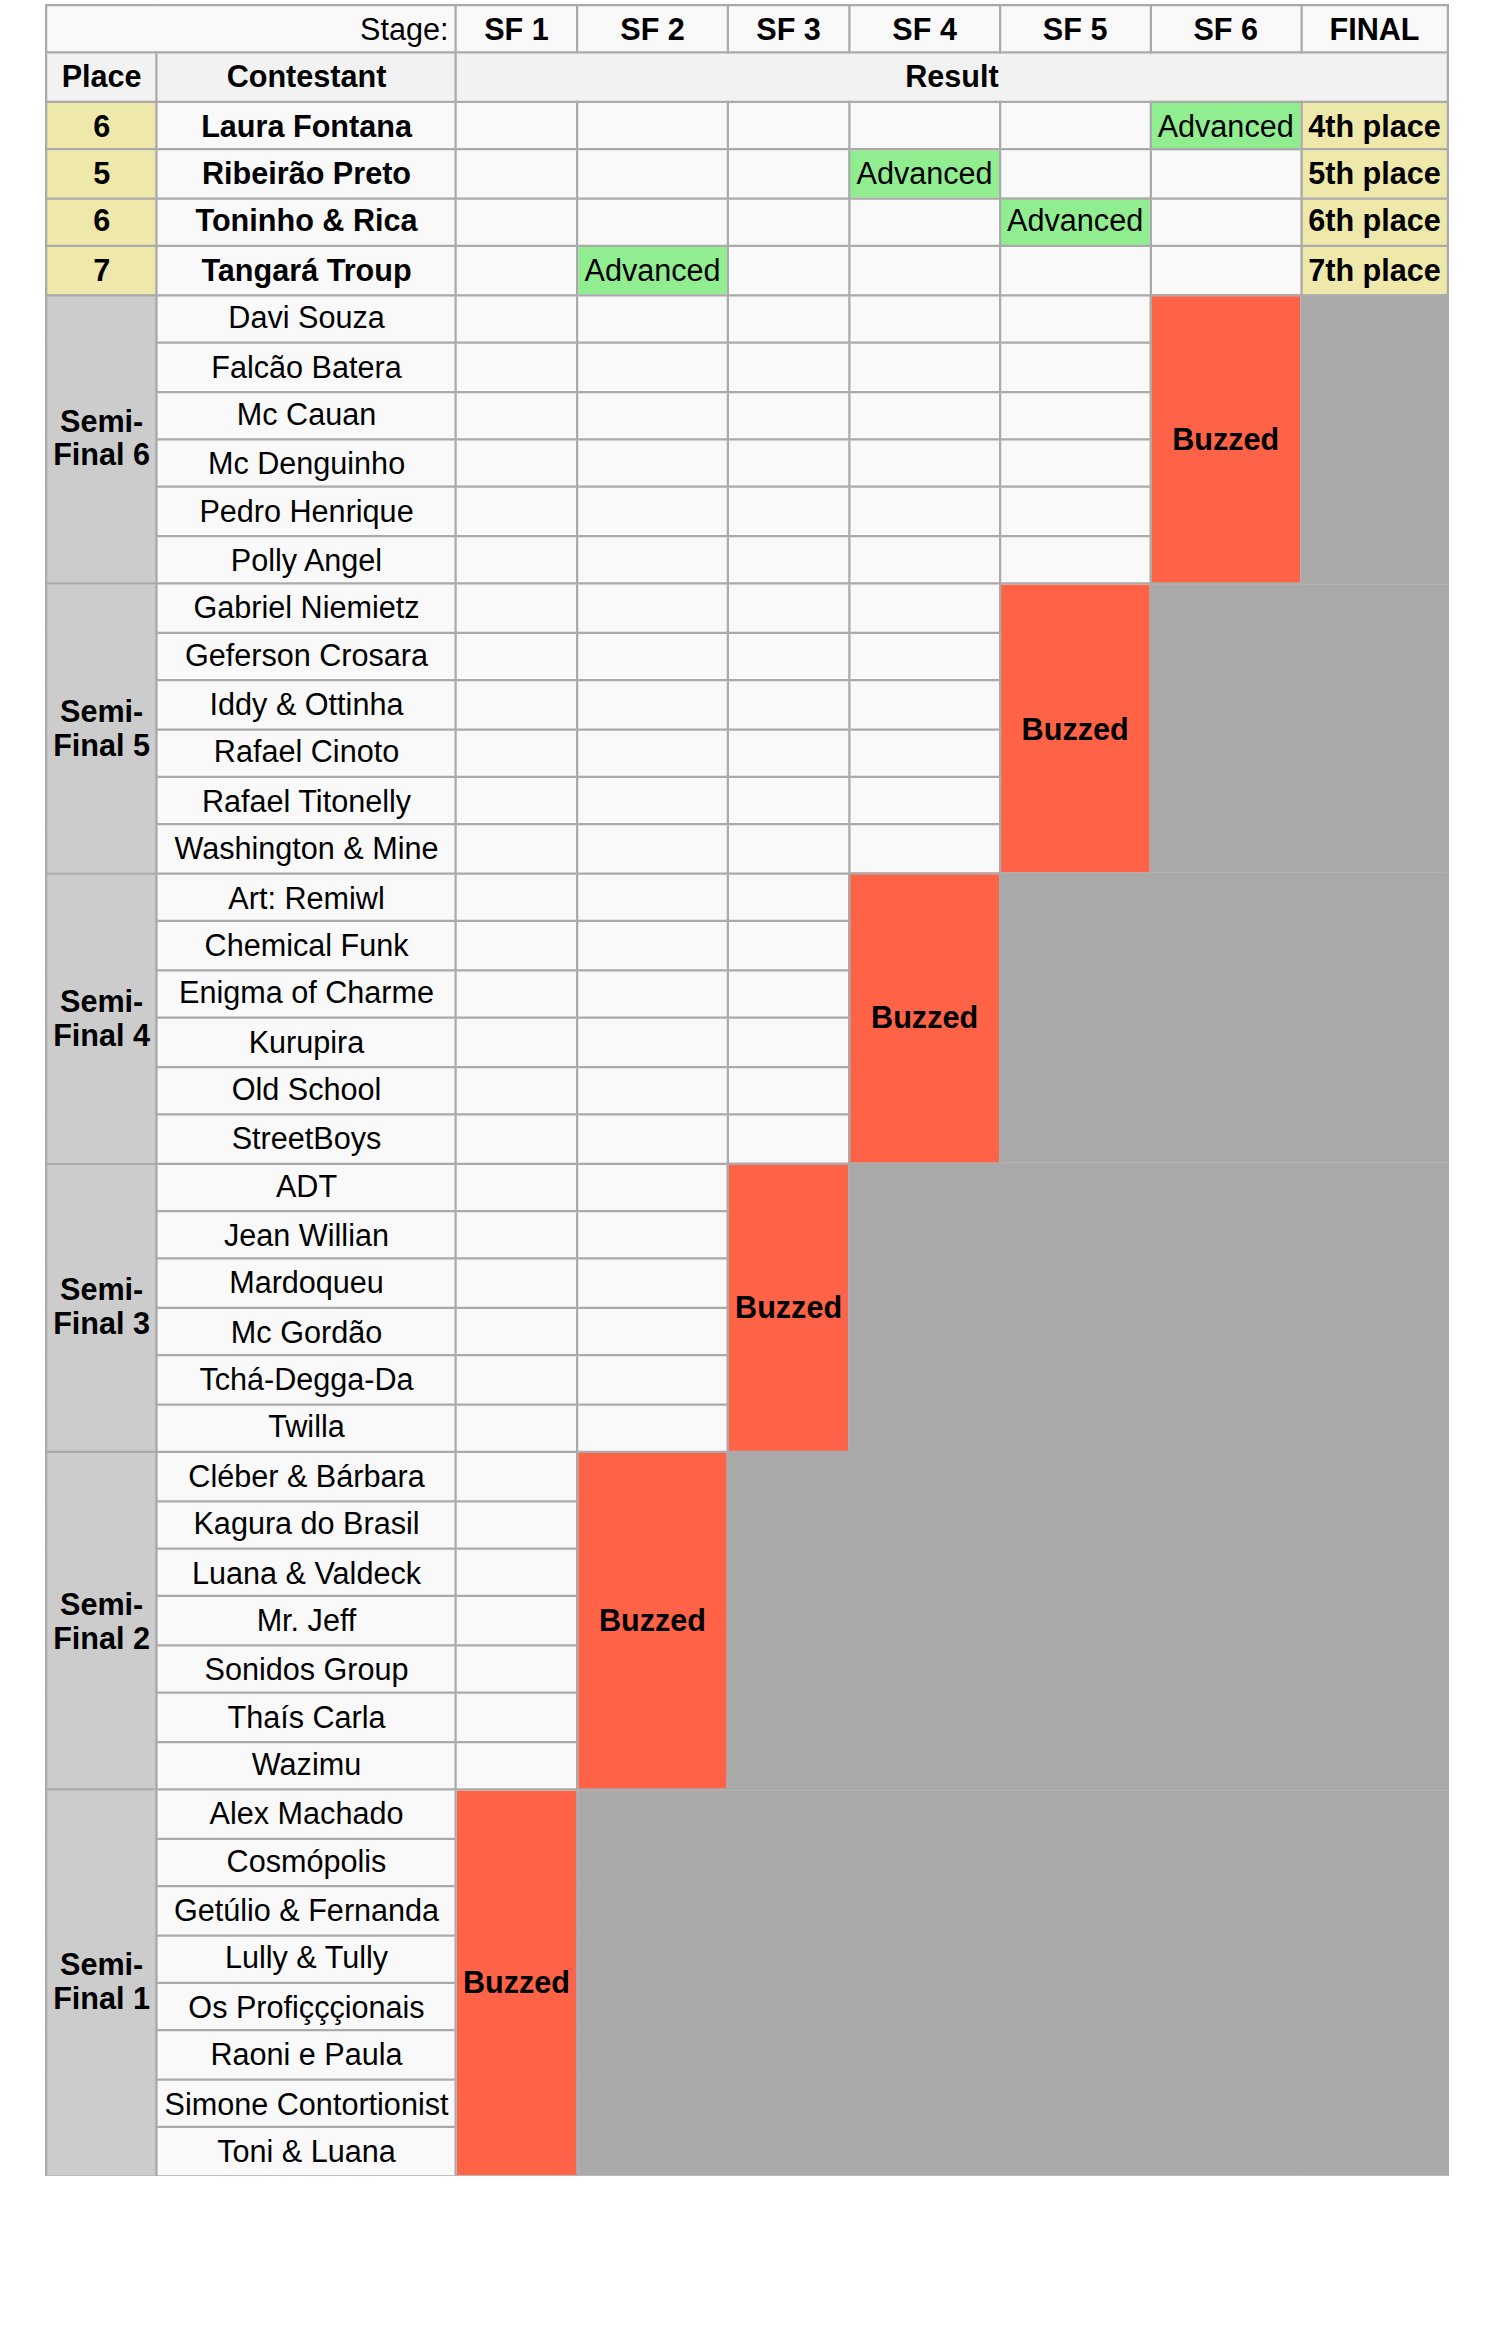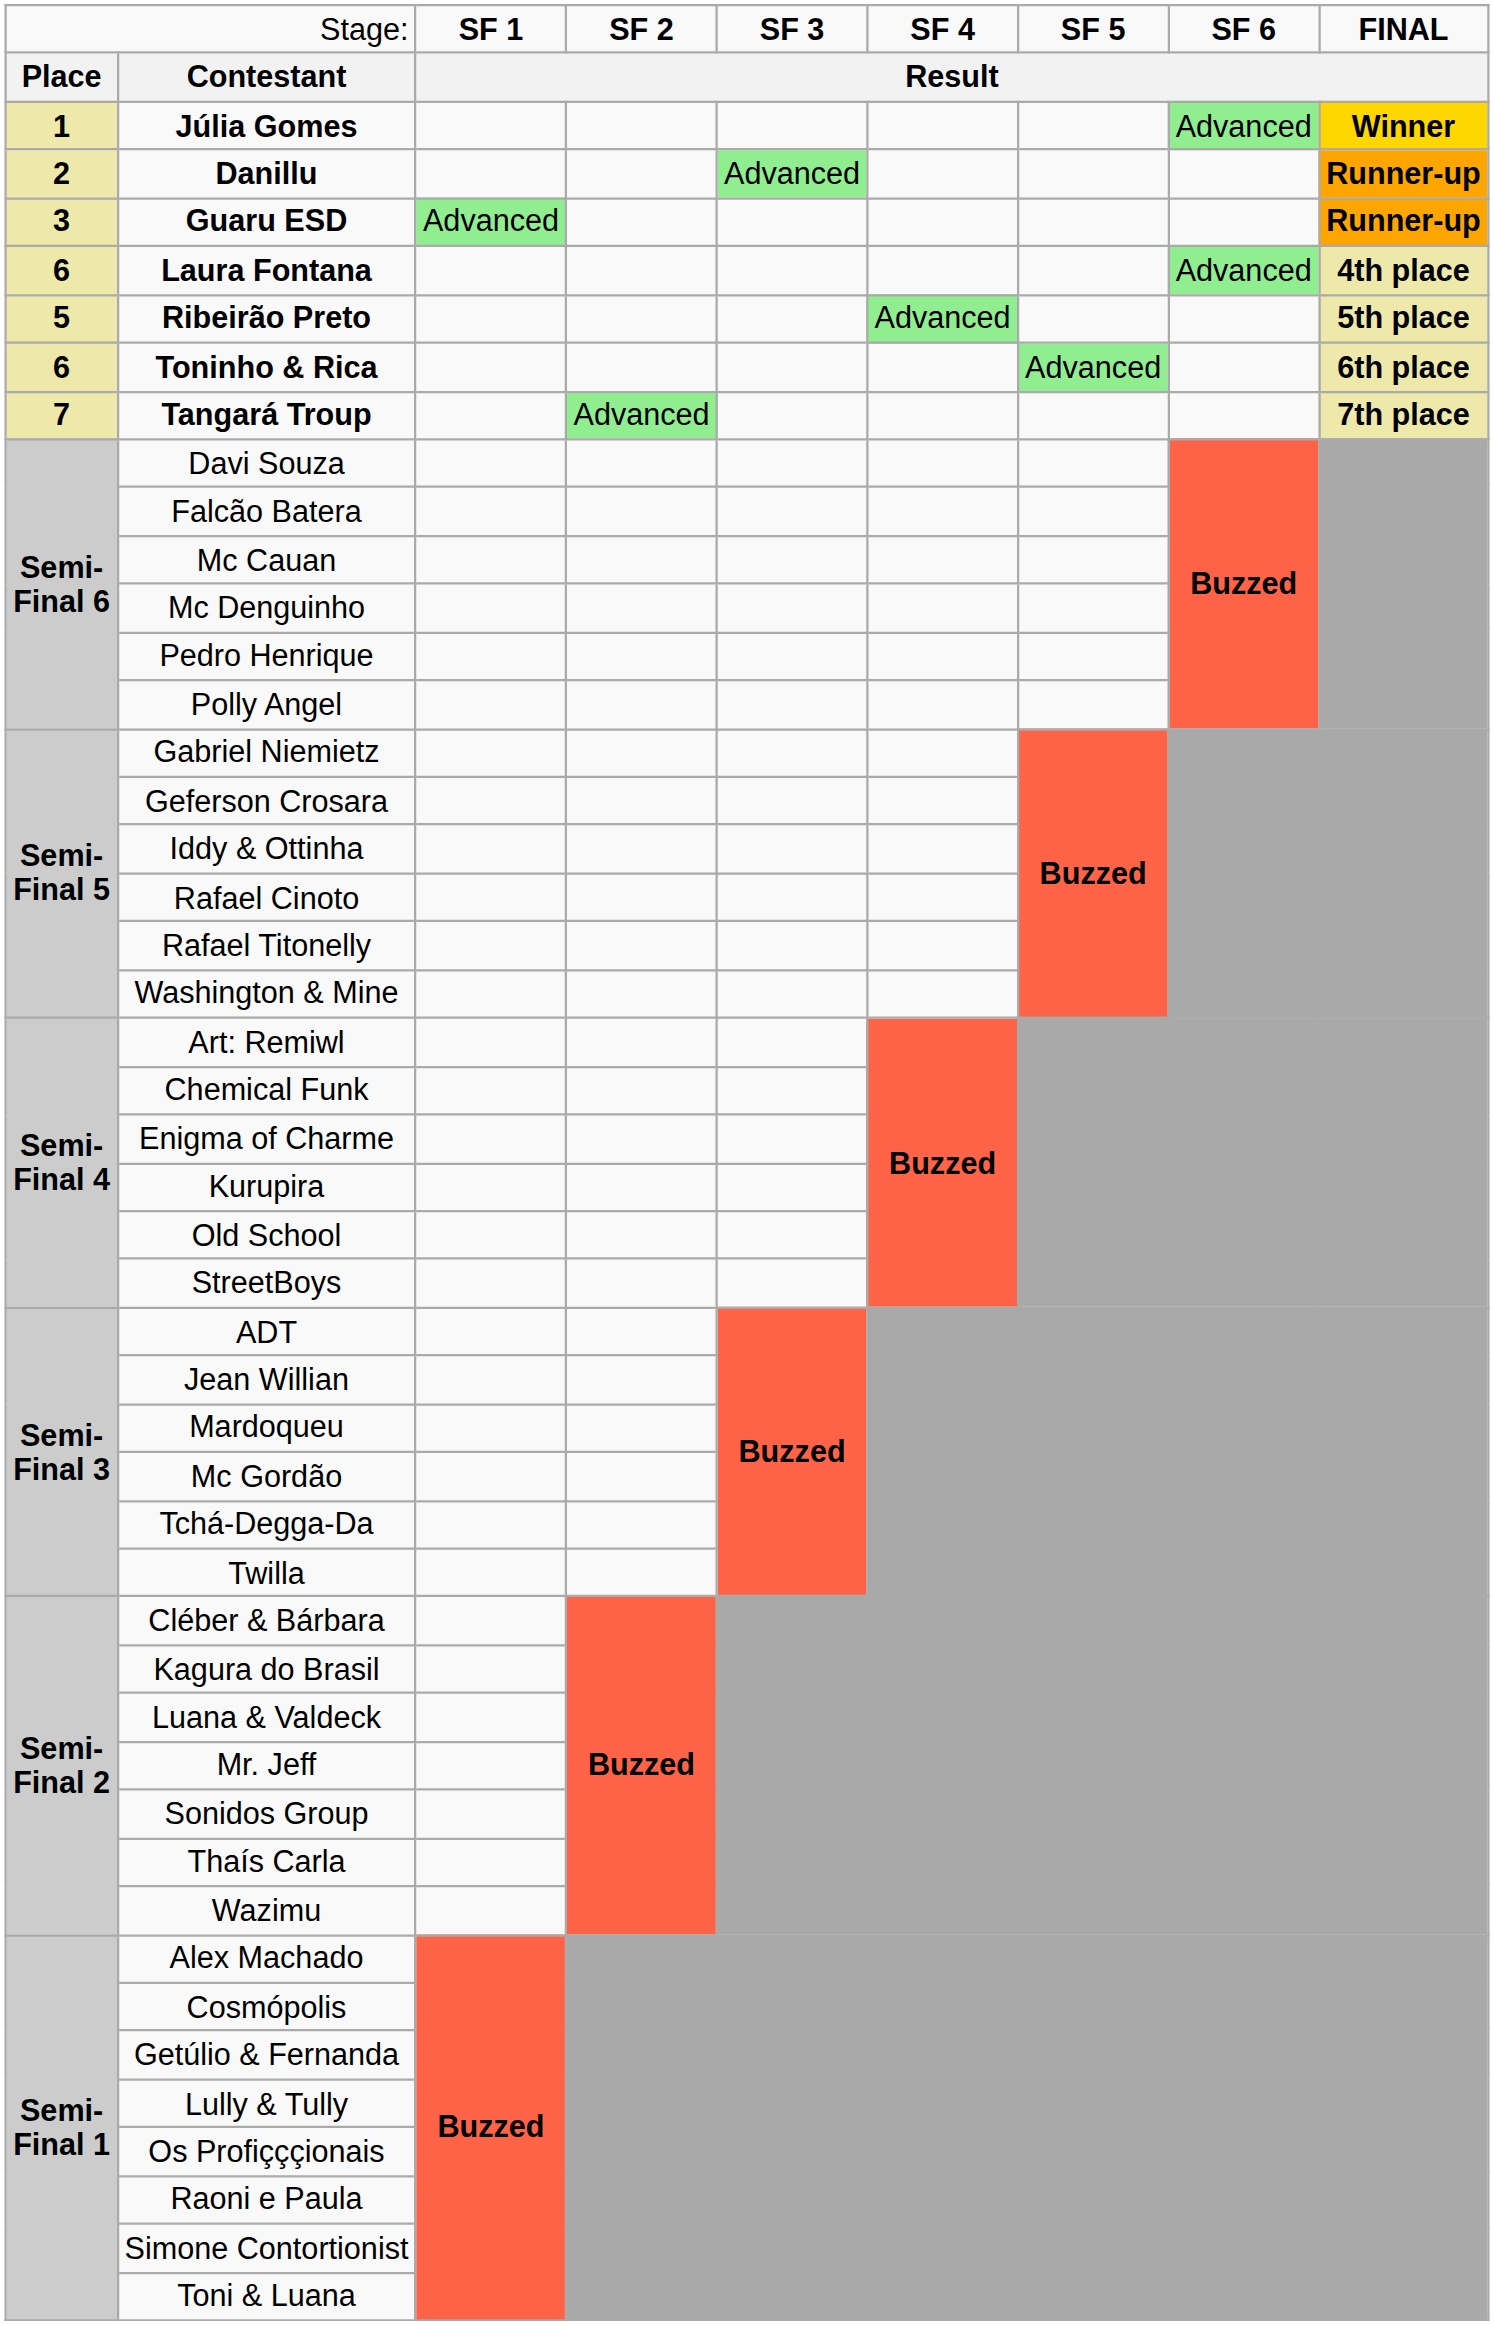+ row: (267, 125)
+ row: (267, 174)
+ row: (267, 222)
